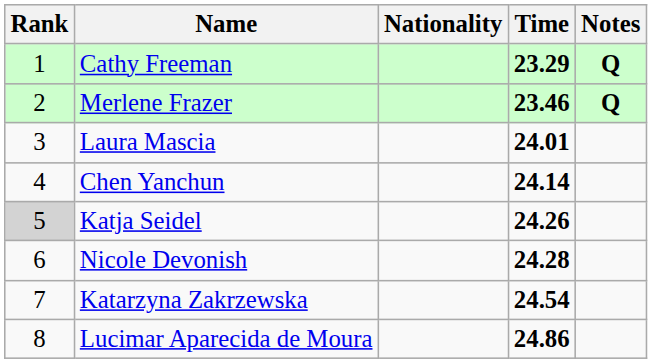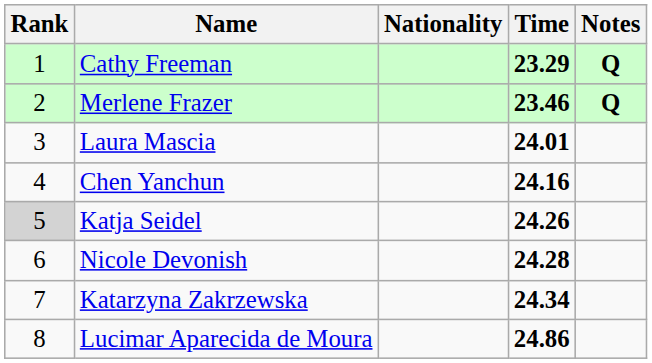(542, 181) 24.14 -> (542, 181) 24.16
(542, 299) 24.54 -> (542, 299) 24.34
